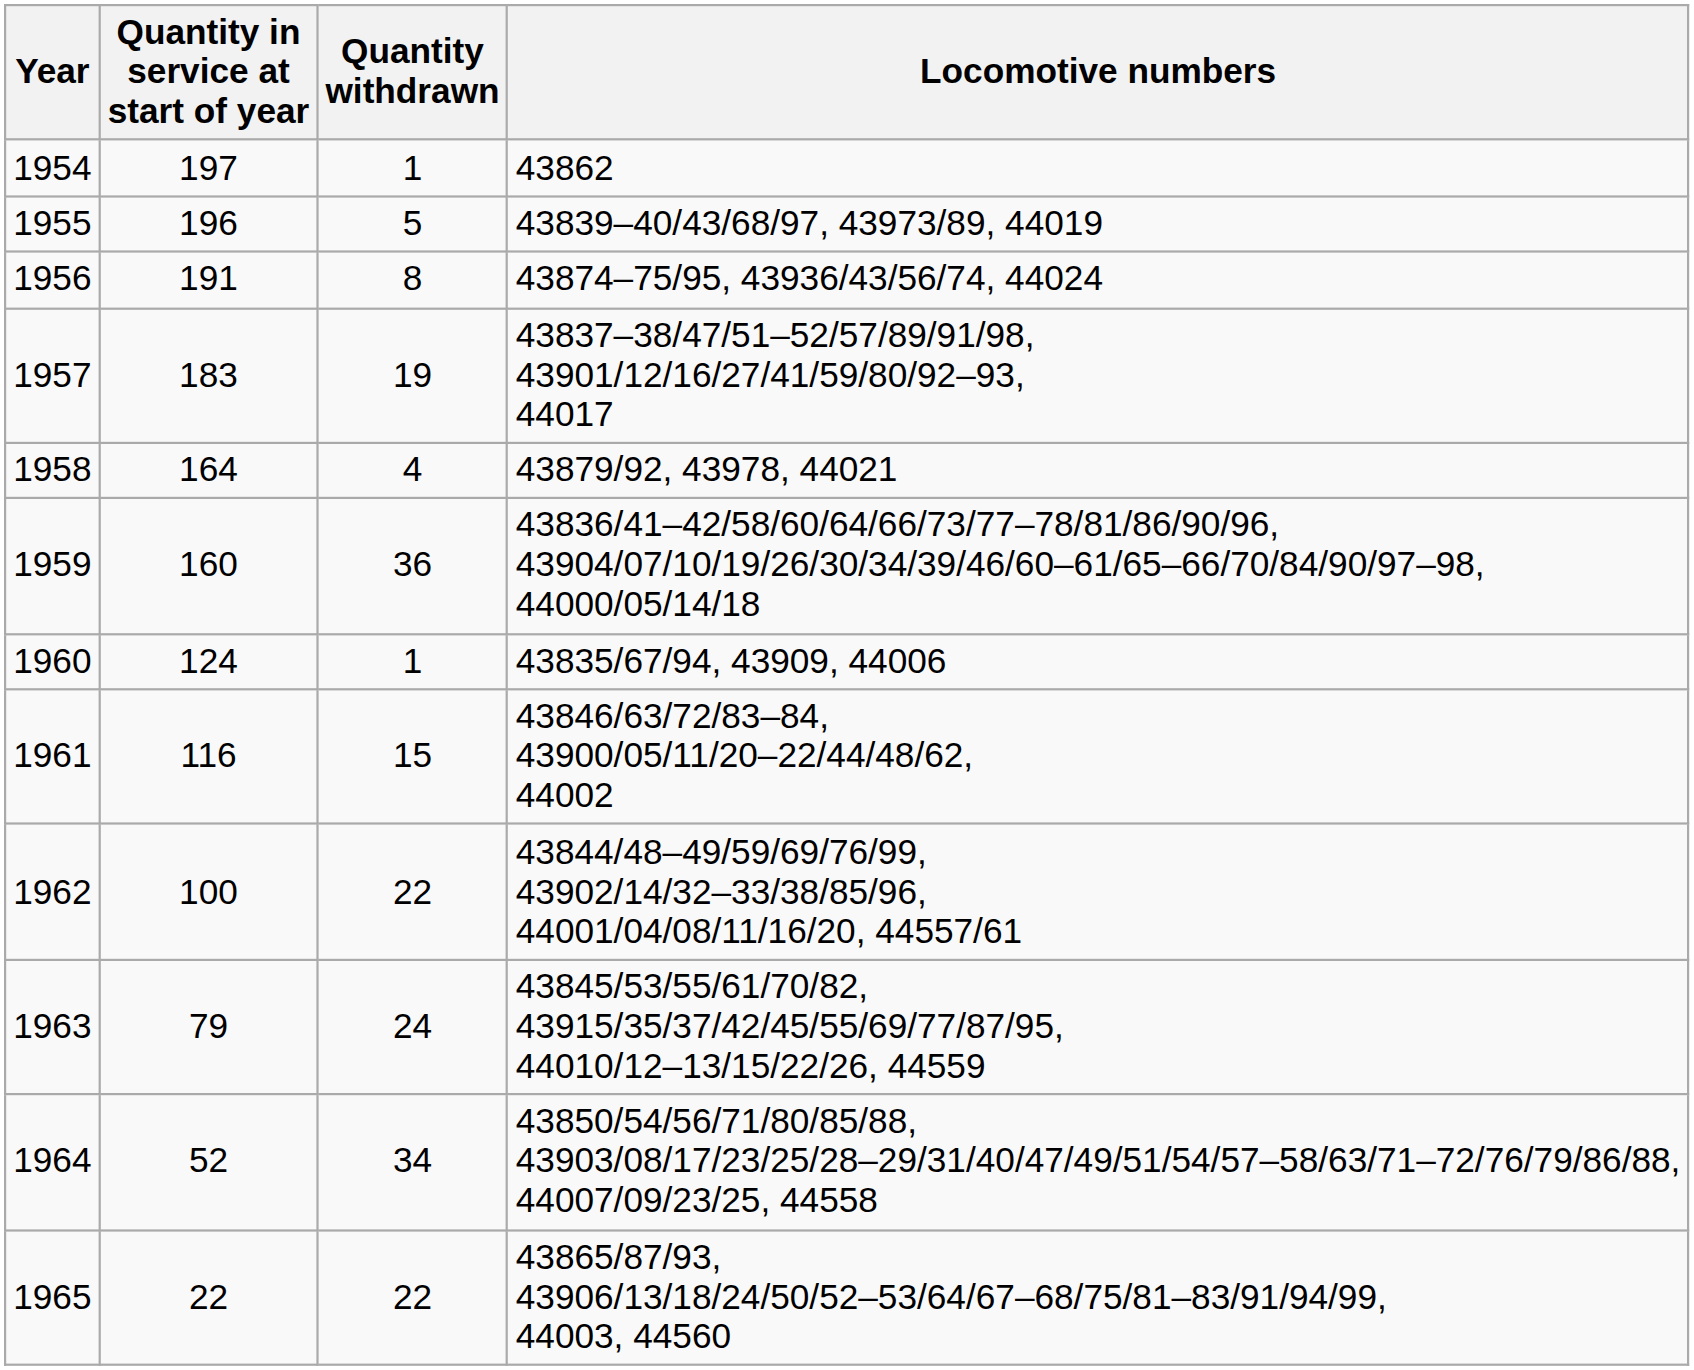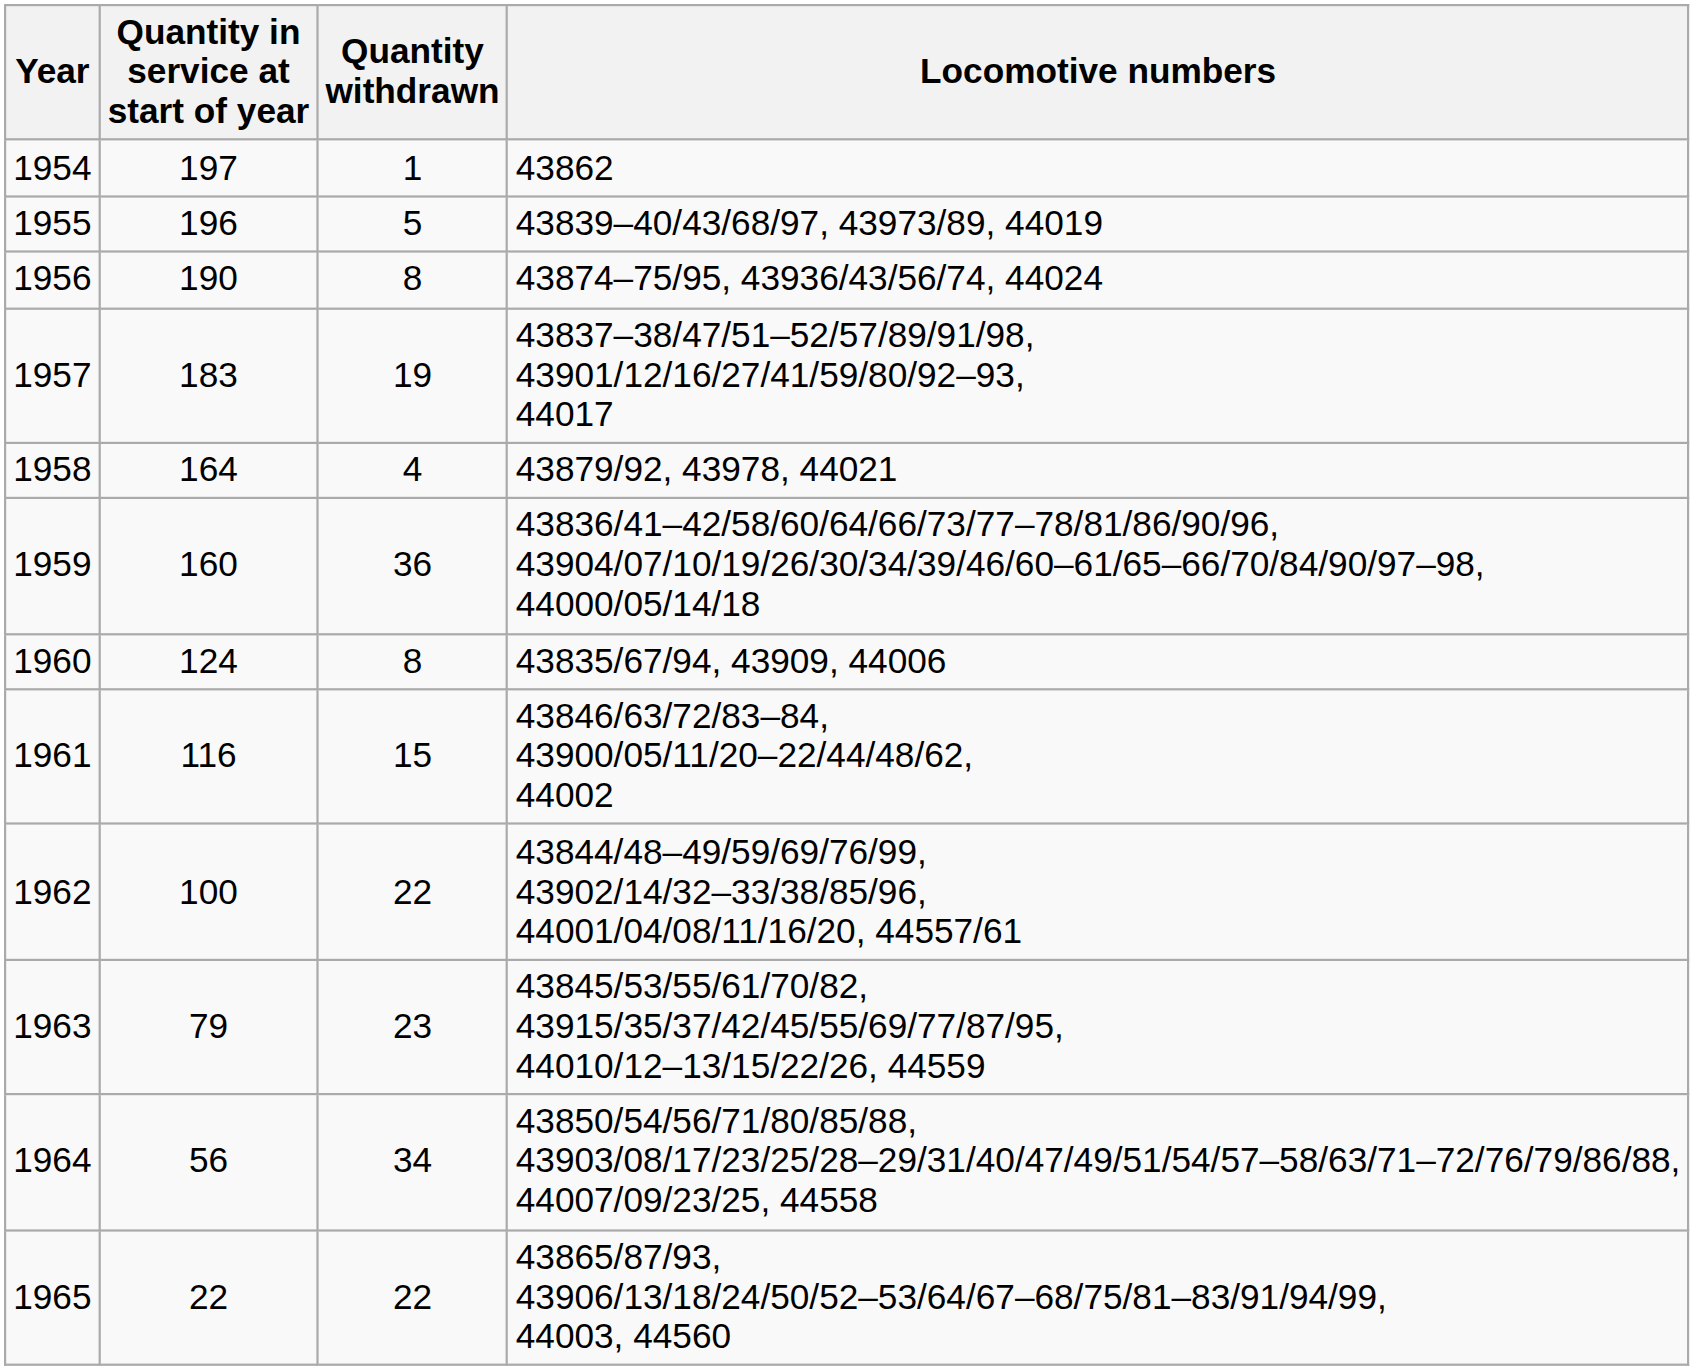(208, 279) 191 -> (208, 279) 190
(412, 660) 1 -> (412, 660) 8
(412, 1026) 24 -> (412, 1026) 23
(208, 1161) 52 -> (208, 1161) 56
